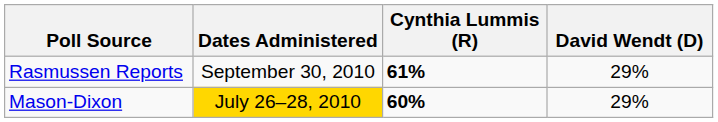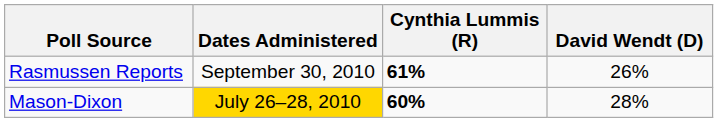(630, 71) 29% -> (630, 71) 26%
(630, 102) 29% -> (630, 102) 28%
